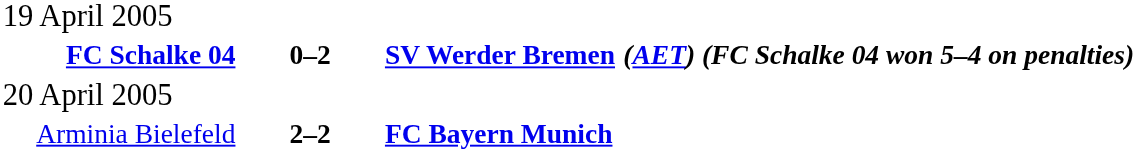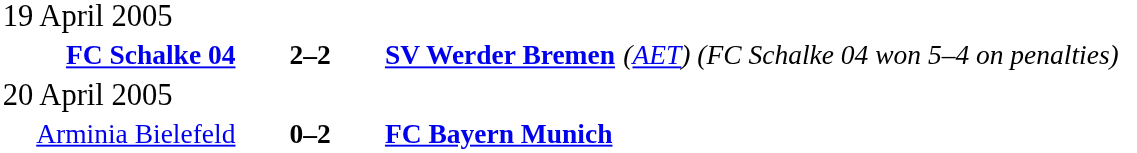(310, 55) 0–2 -> (310, 55) 2–2
(879, 55) bold -> (871, 55) normal
(310, 133) 2–2 -> (310, 133) 0–2
